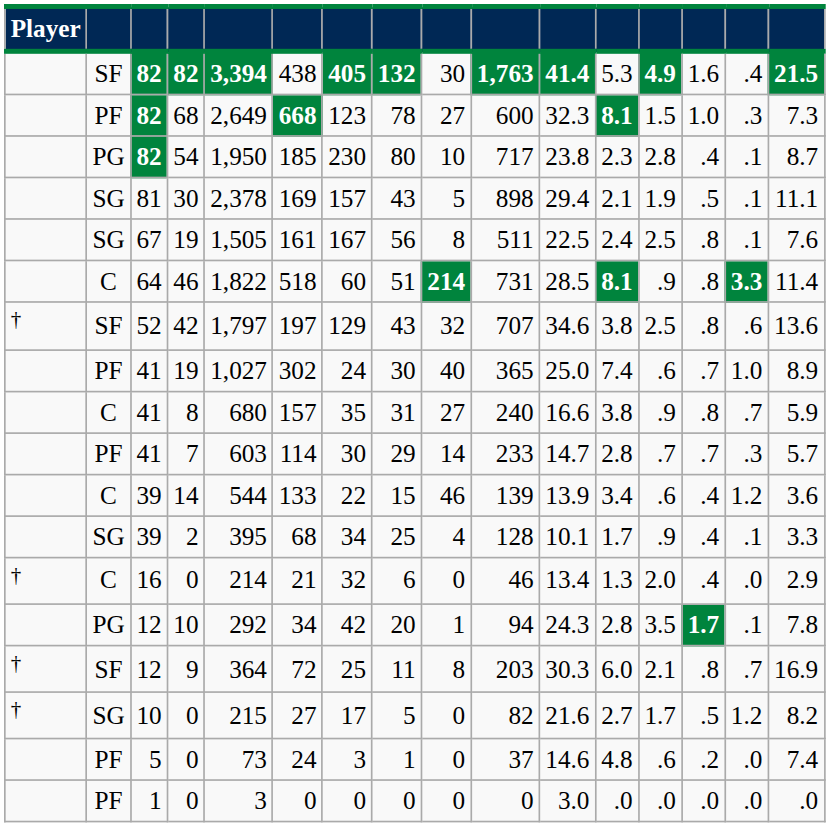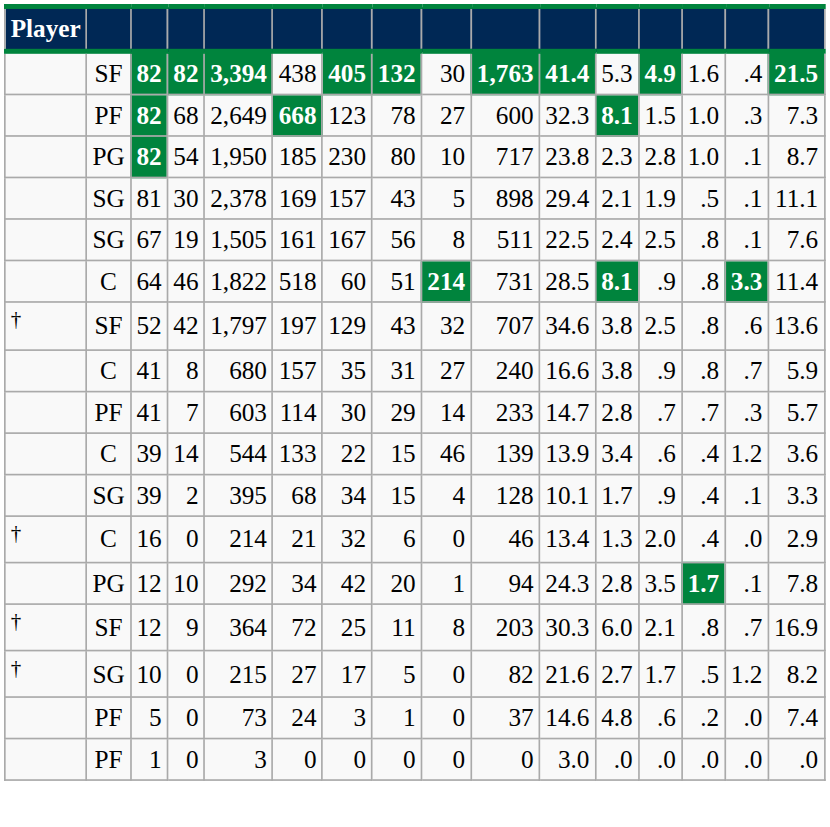(710, 156) .4 -> (703, 156) 1.0
- row: (149, 370)
(403, 536) 25 -> (403, 494) 15
